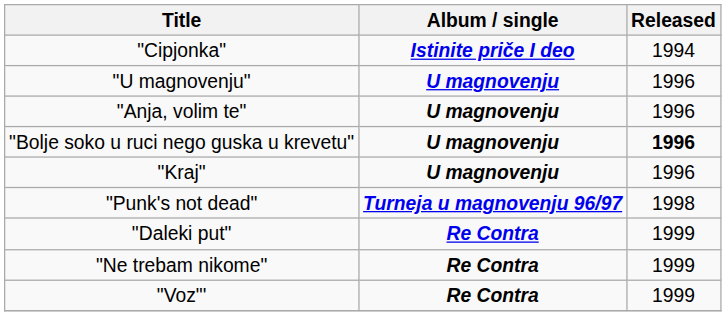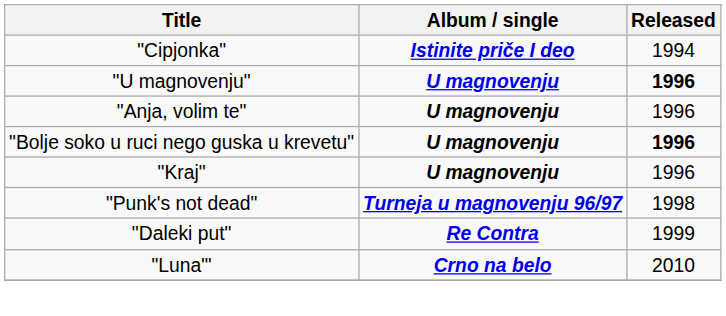(673, 81) normal -> (673, 81) bold
- row: (182, 265)
- row: (182, 295)
+ row: (182, 265)
